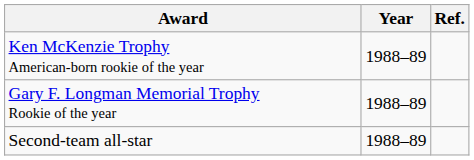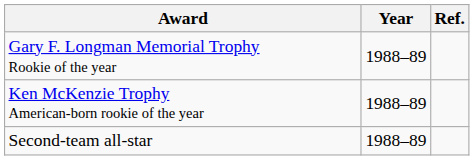rows swapped: (134, 103) <-> (106, 55)
